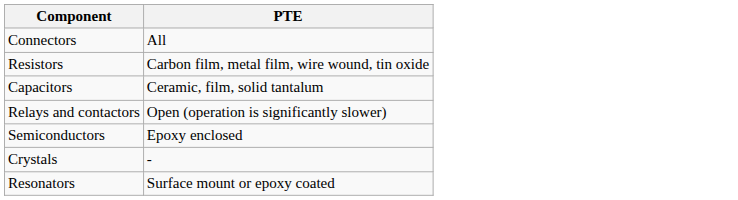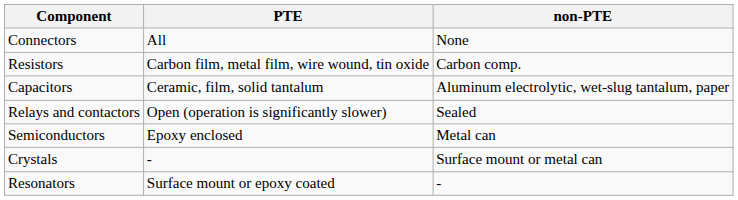+ column: (583, 16)
